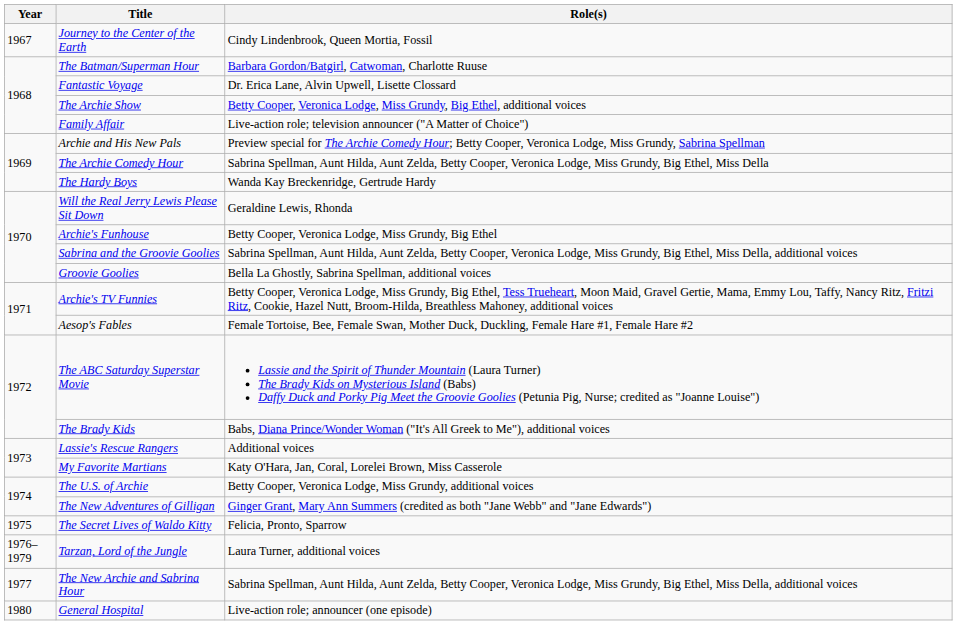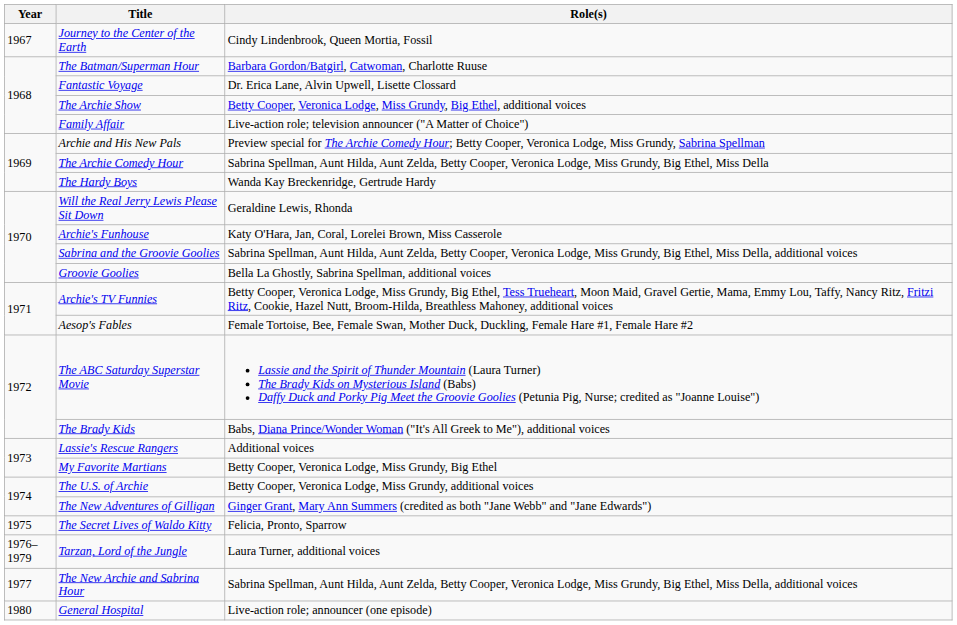(362, 234) Betty Cooper, Veronica Lodge, Miss Grundy, Big Ethel -> (365, 234) Katy O'Hara, Jan, Coral, Lorelei Brown, Miss Casserole
(365, 467) Katy O'Hara, Jan, Coral, Lorelei Brown, Miss Casserole -> (362, 467) Betty Cooper, Veronica Lodge, Miss Grundy, Big Ethel
